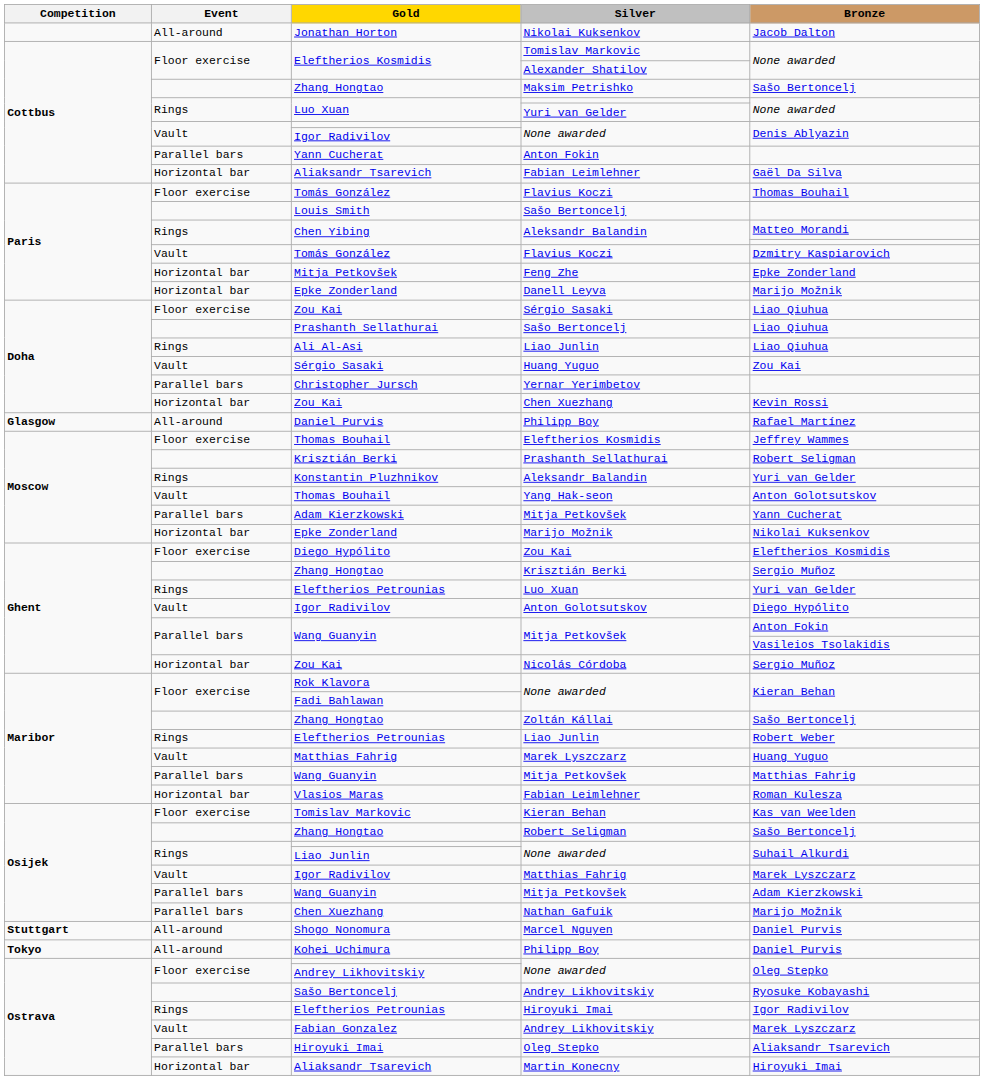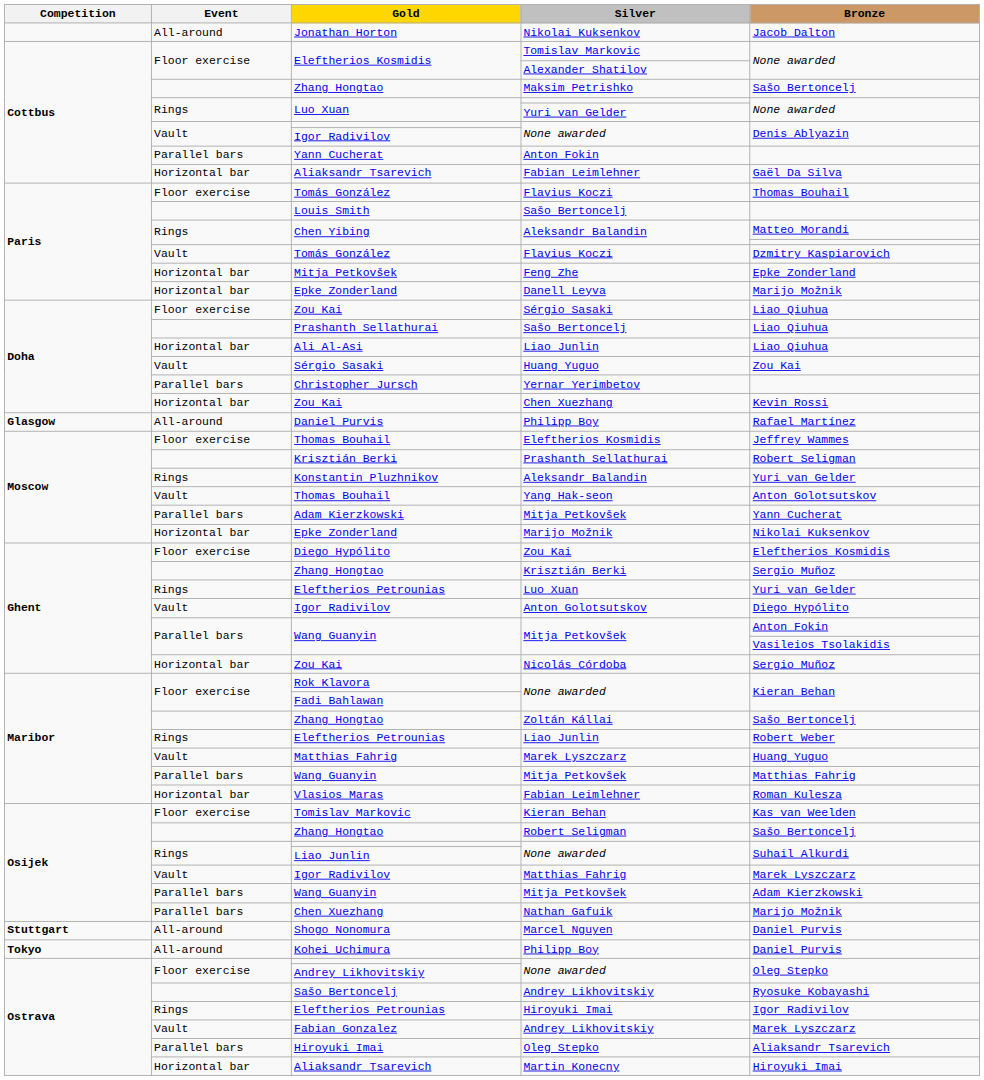(171, 347) Rings -> (202, 347) Horizontal bar
